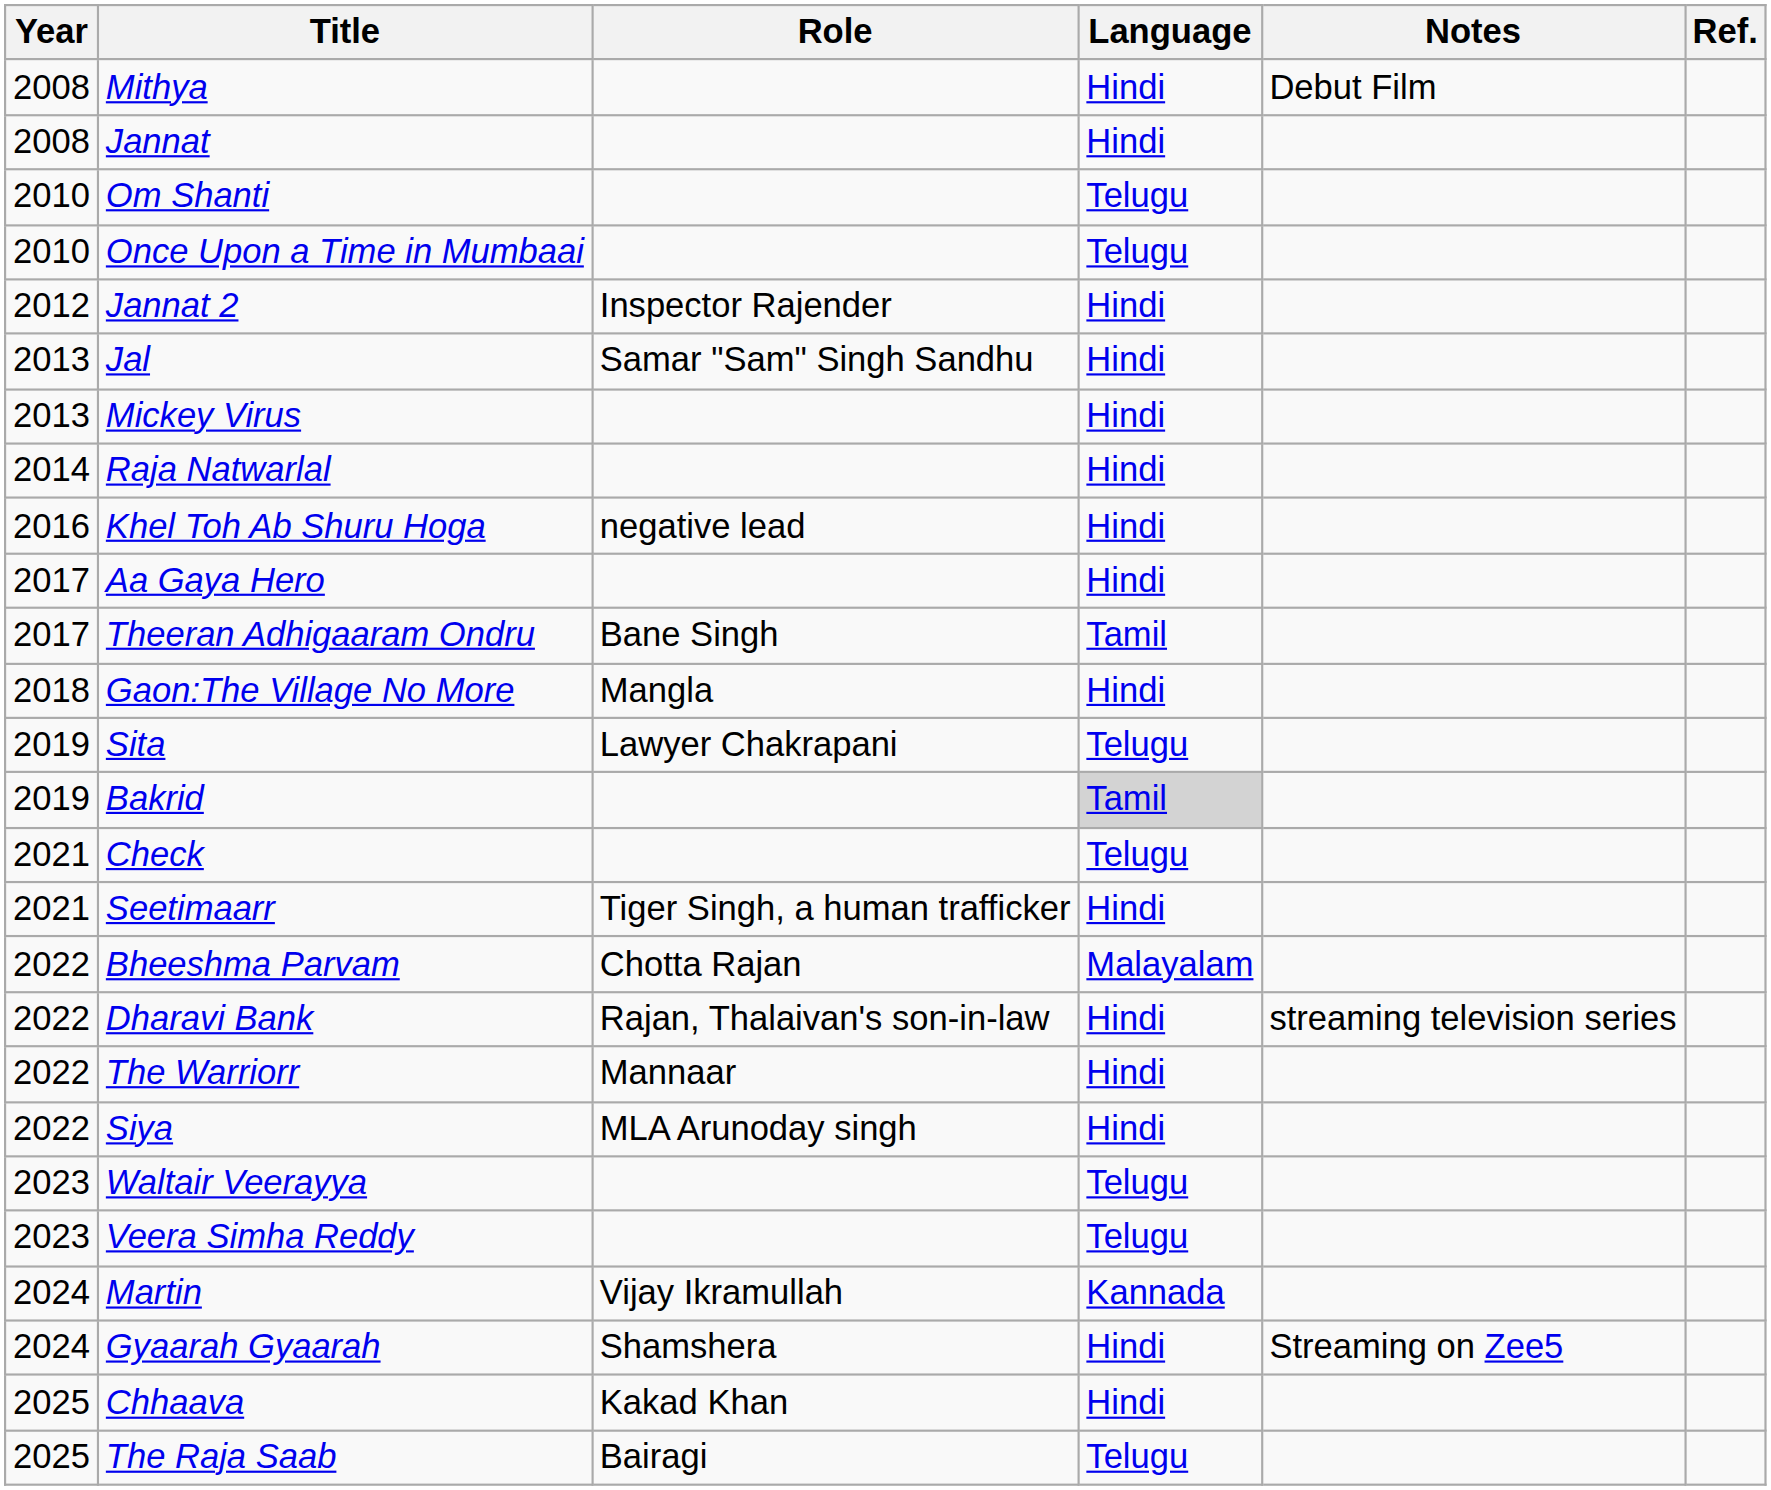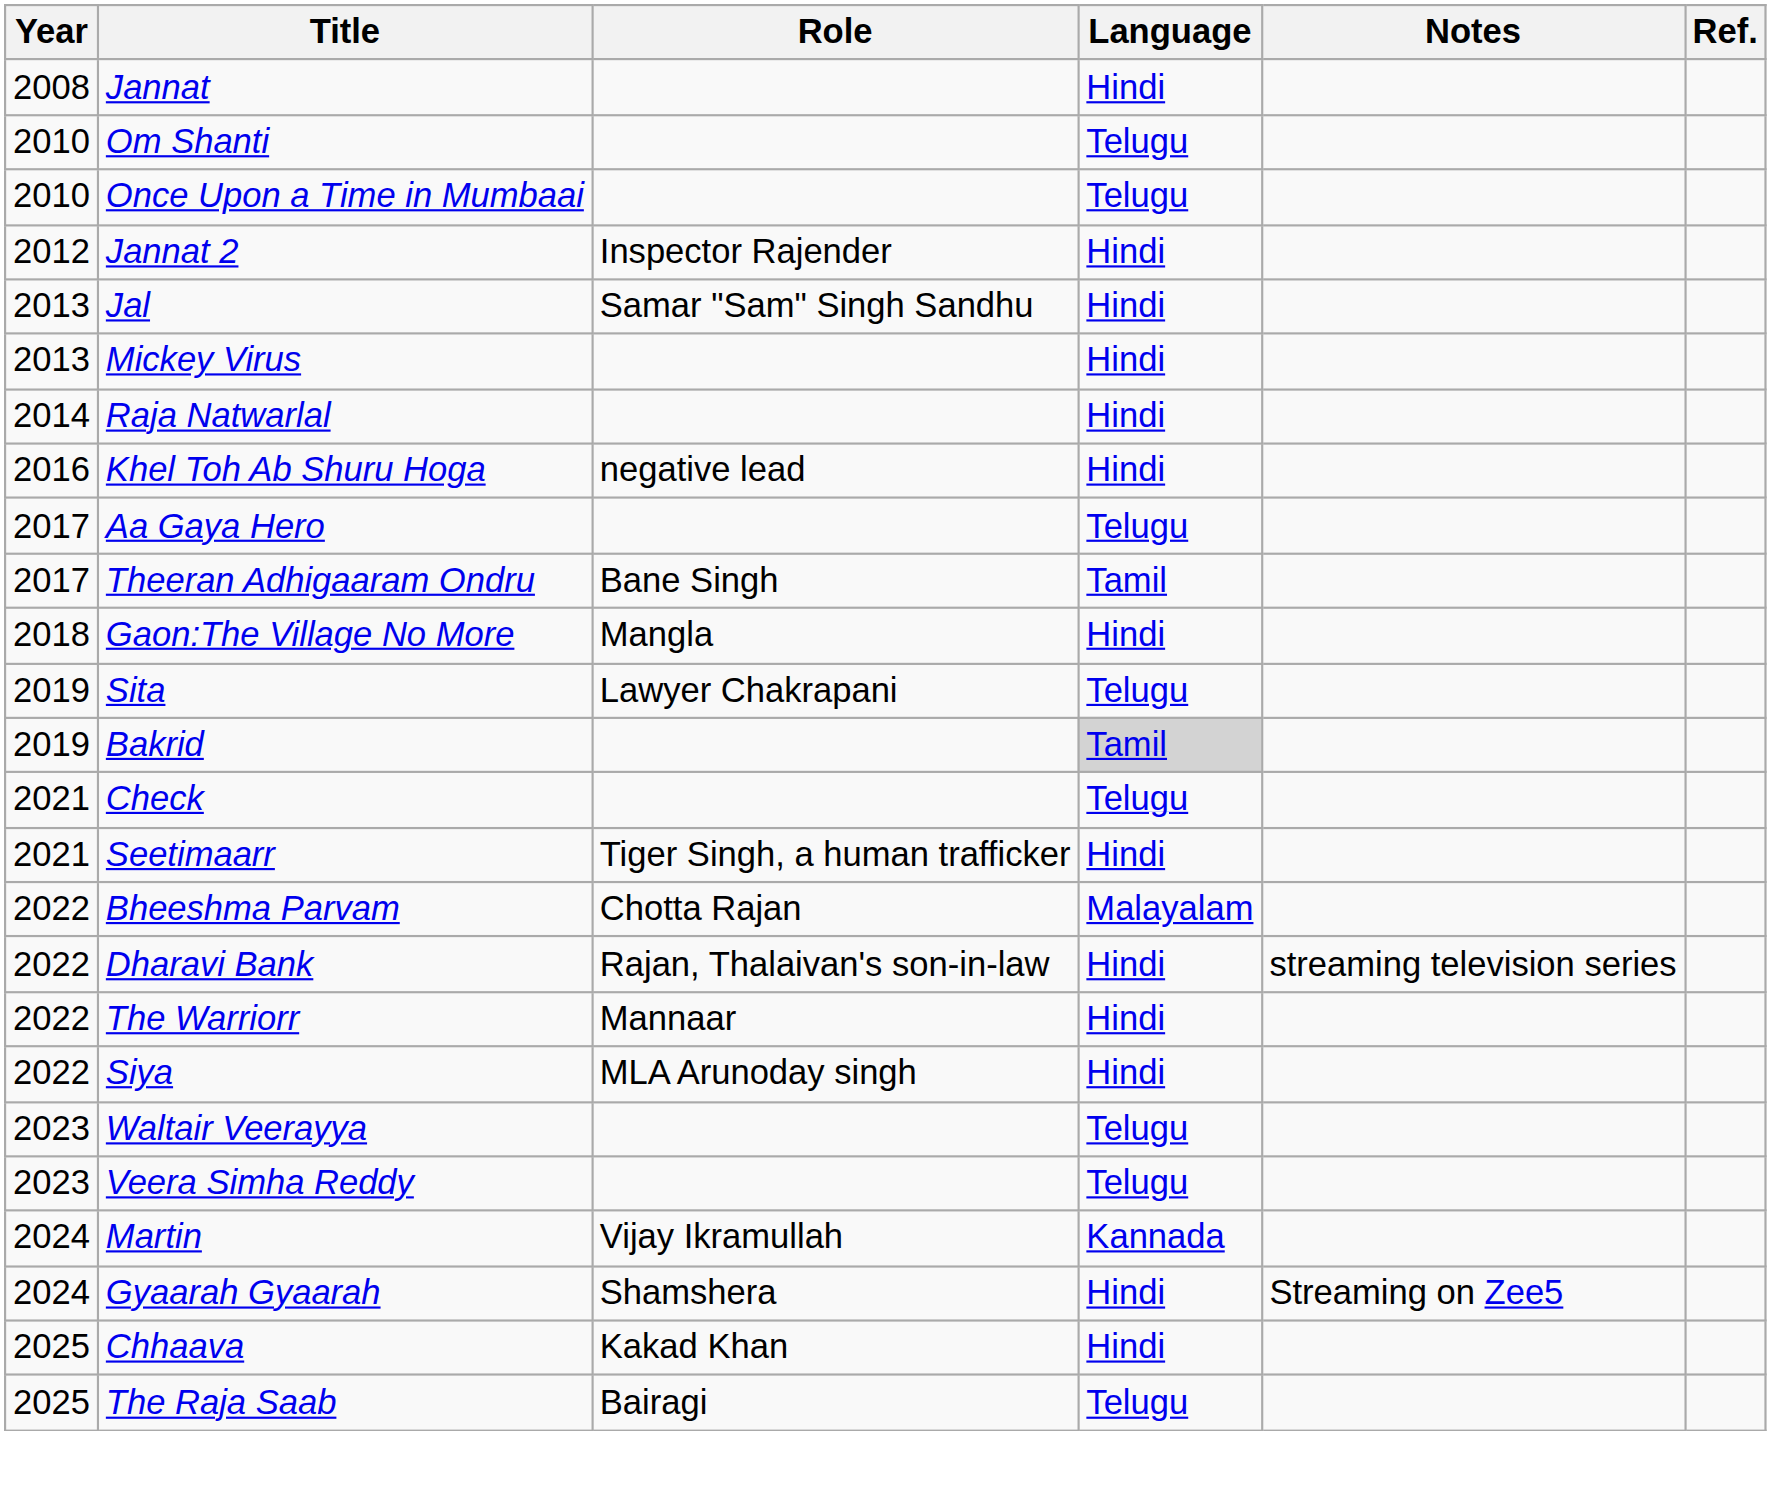- row: (157, 86)
(1126, 580) Hindi -> (1137, 525) Telugu
